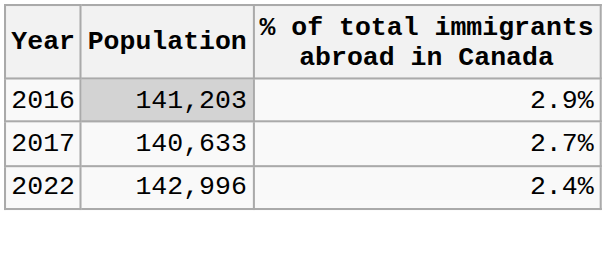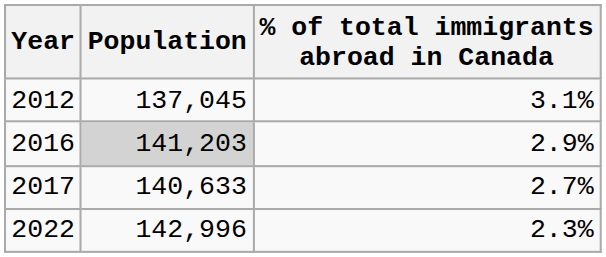+ row: (43, 100)
(562, 187) 2.4% -> (562, 230) 2.3%
